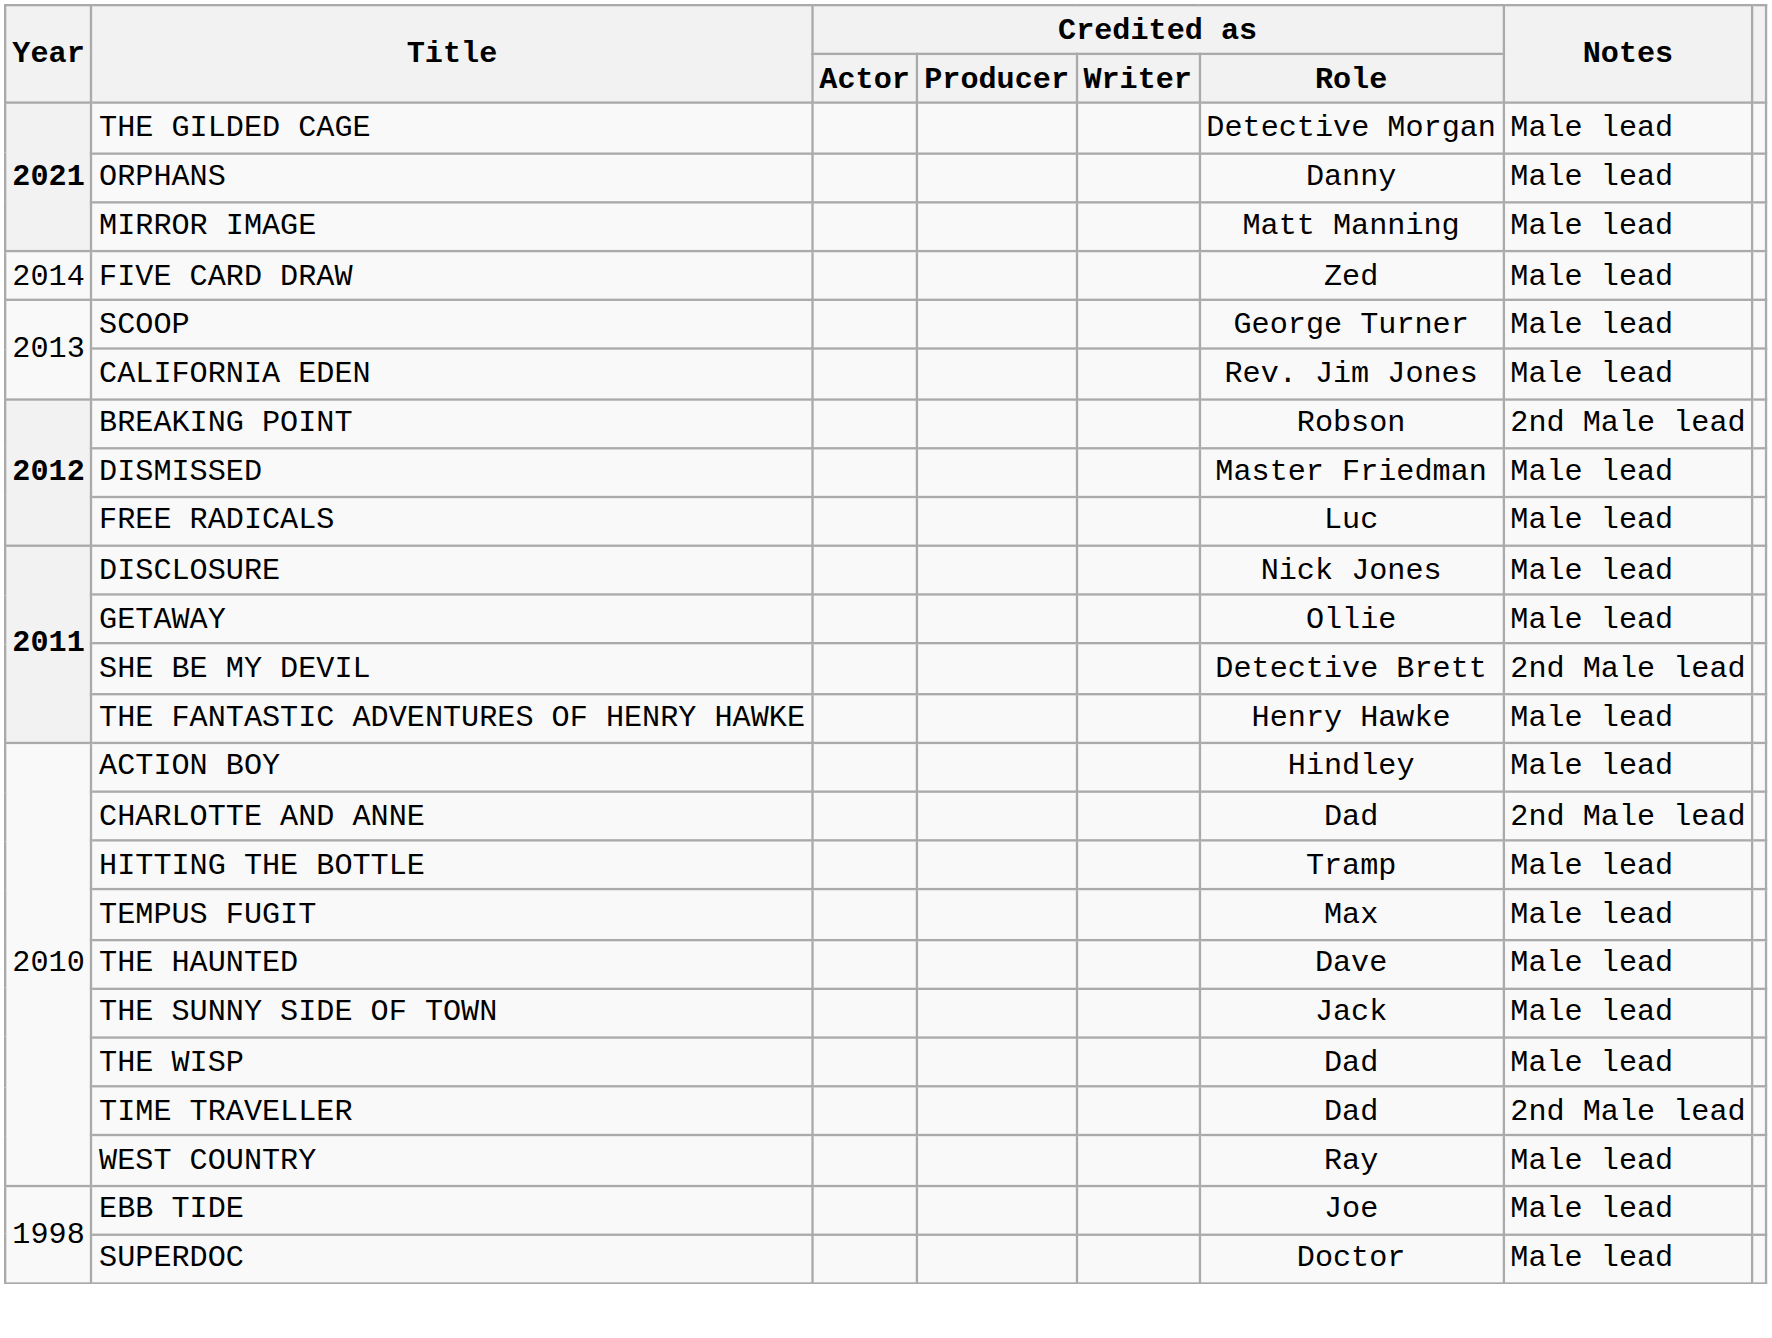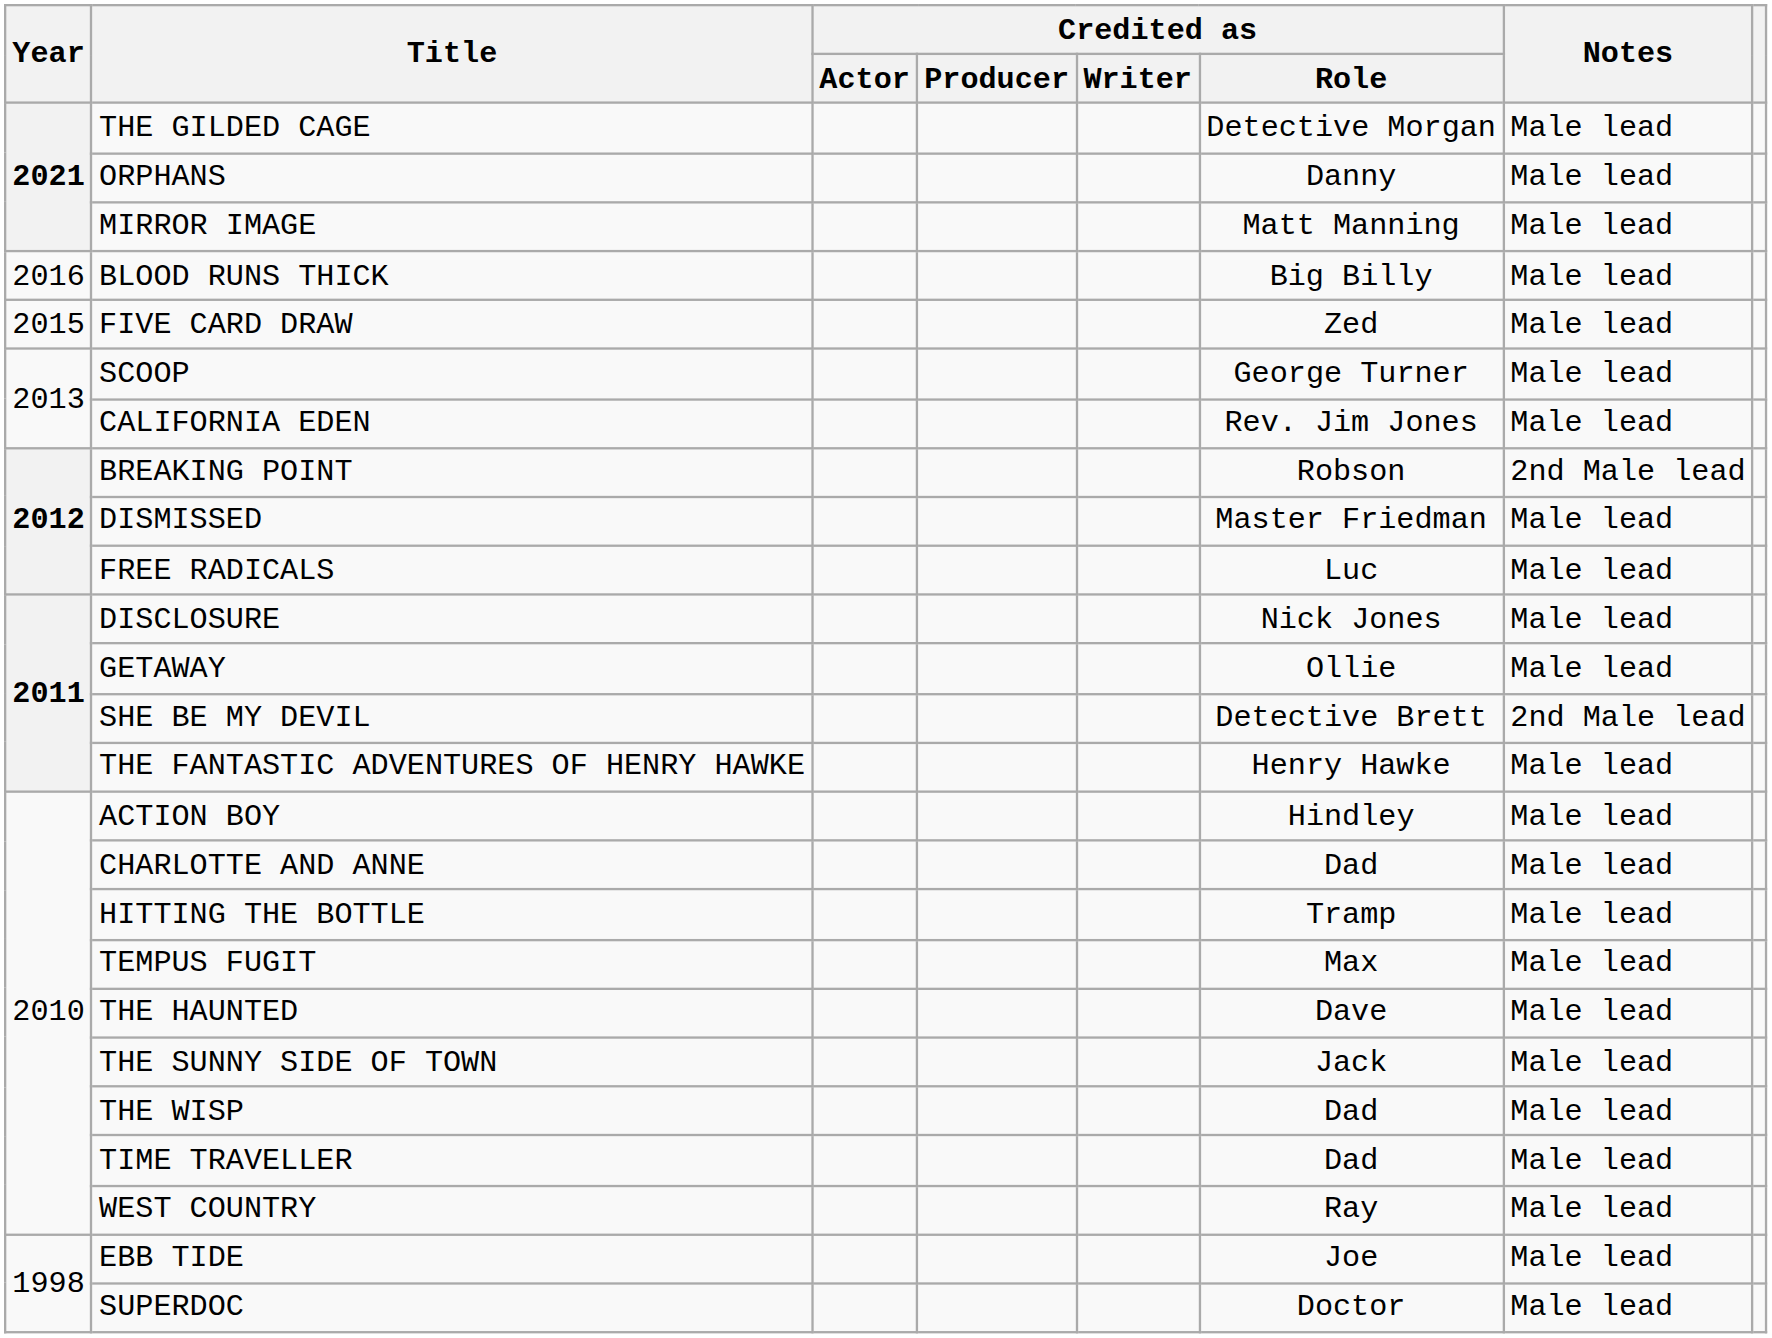+ row: (244, 276)
(49, 276) 2014 -> (49, 325) 2015
(1628, 816) 2nd Male lead -> (1592, 865) Male lead
(1628, 1111) 2nd Male lead -> (1592, 1160) Male lead
